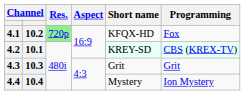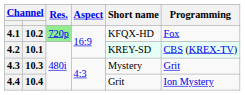(116, 66) Grit -> (125, 66) Mystery
(125, 82) Mystery -> (116, 82) Grit
